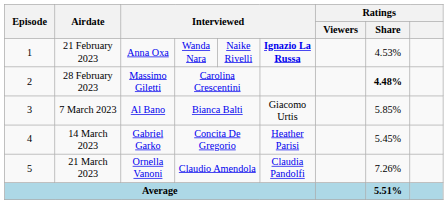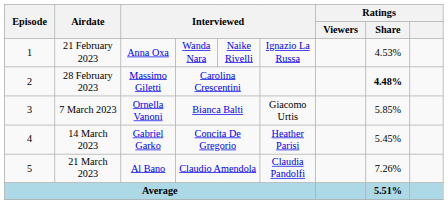(287, 53) bold -> (288, 53) normal
(148, 110) Al Bano -> (148, 110) Ornella Vanoni
(148, 168) Ornella Vanoni -> (148, 168) Al Bano
